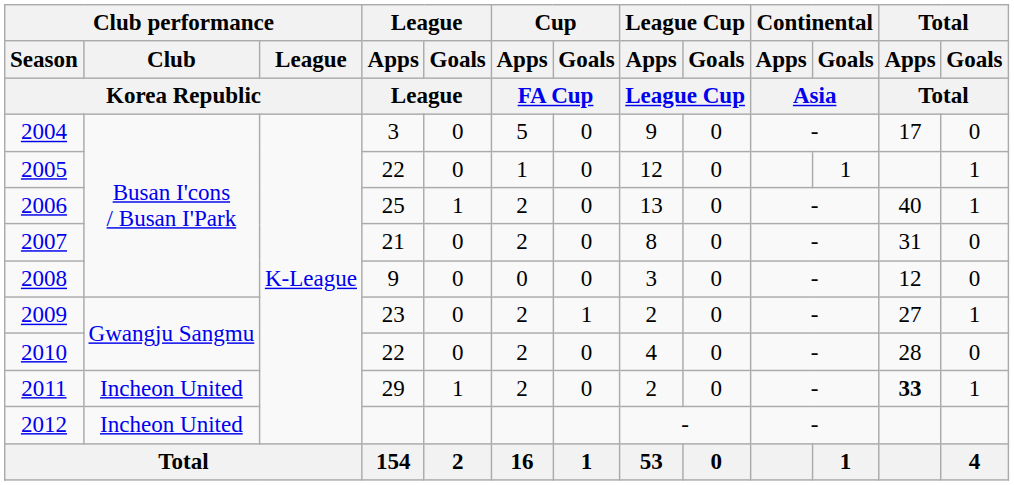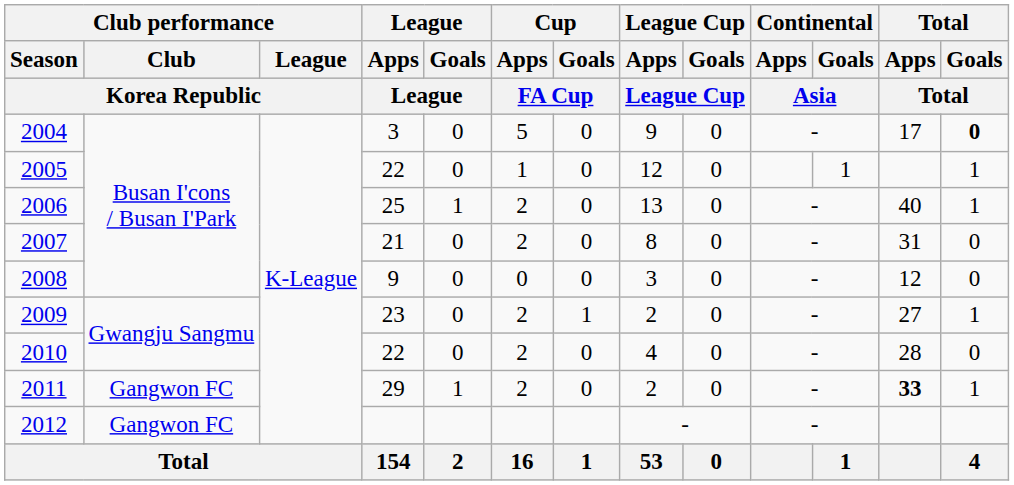(974, 132) normal -> (974, 132) bold
(171, 388) Incheon United -> (171, 388) Gangwon FC
(171, 424) Incheon United -> (171, 424) Gangwon FC
